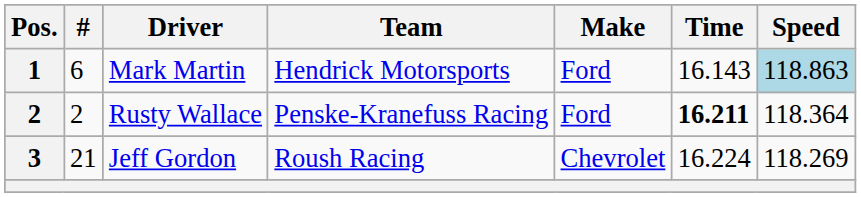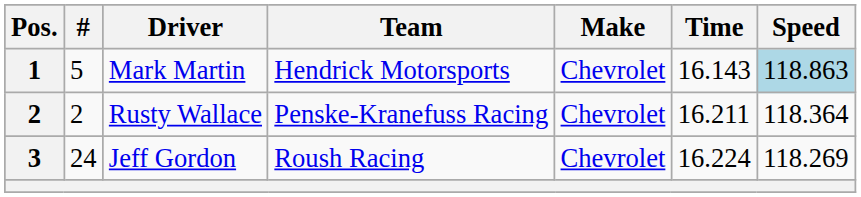(77, 70) 6 -> (77, 70) 5
(586, 70) Ford -> (613, 70) Chevrolet
(586, 114) Ford -> (613, 114) Chevrolet
(714, 114) bold -> (714, 114) normal
(83, 158) 21 -> (83, 158) 24
